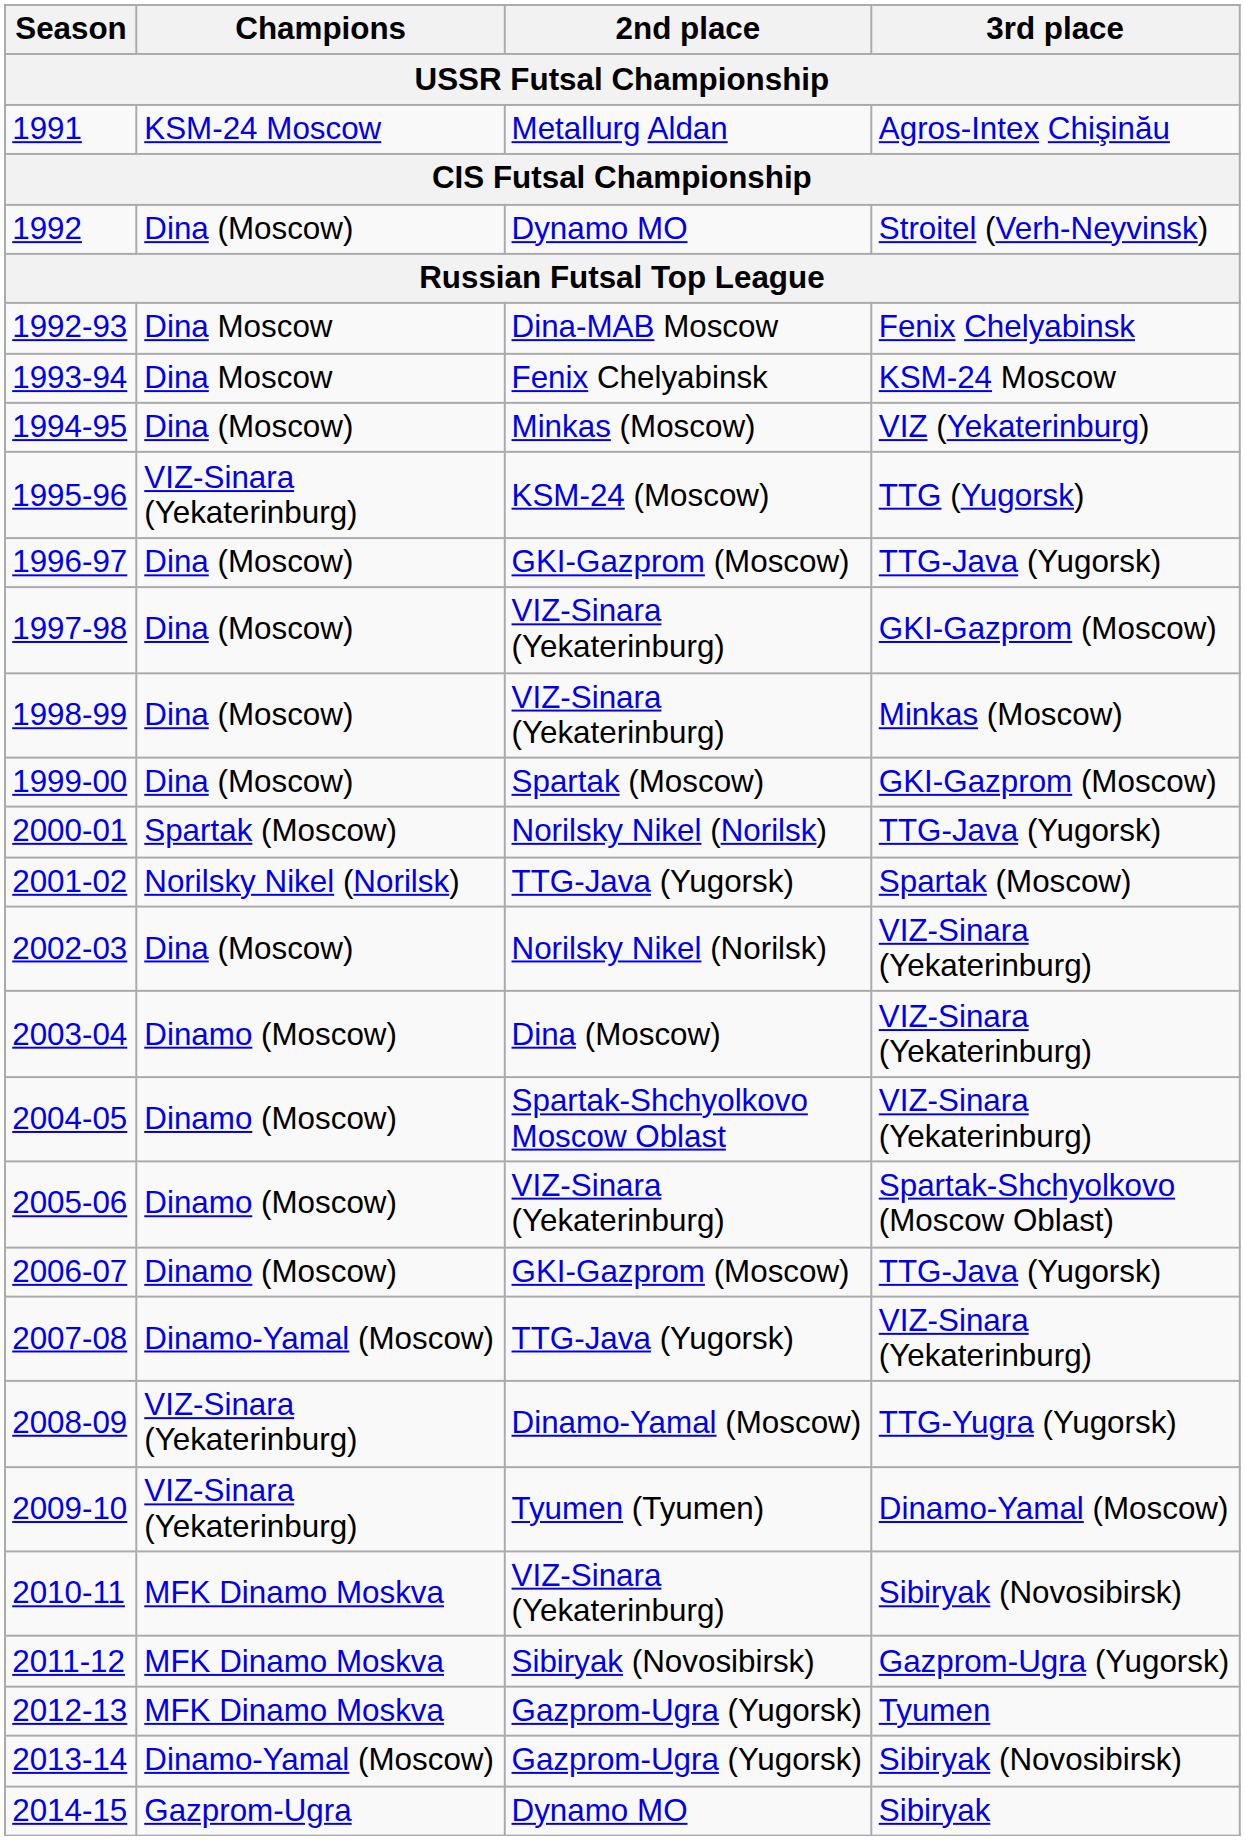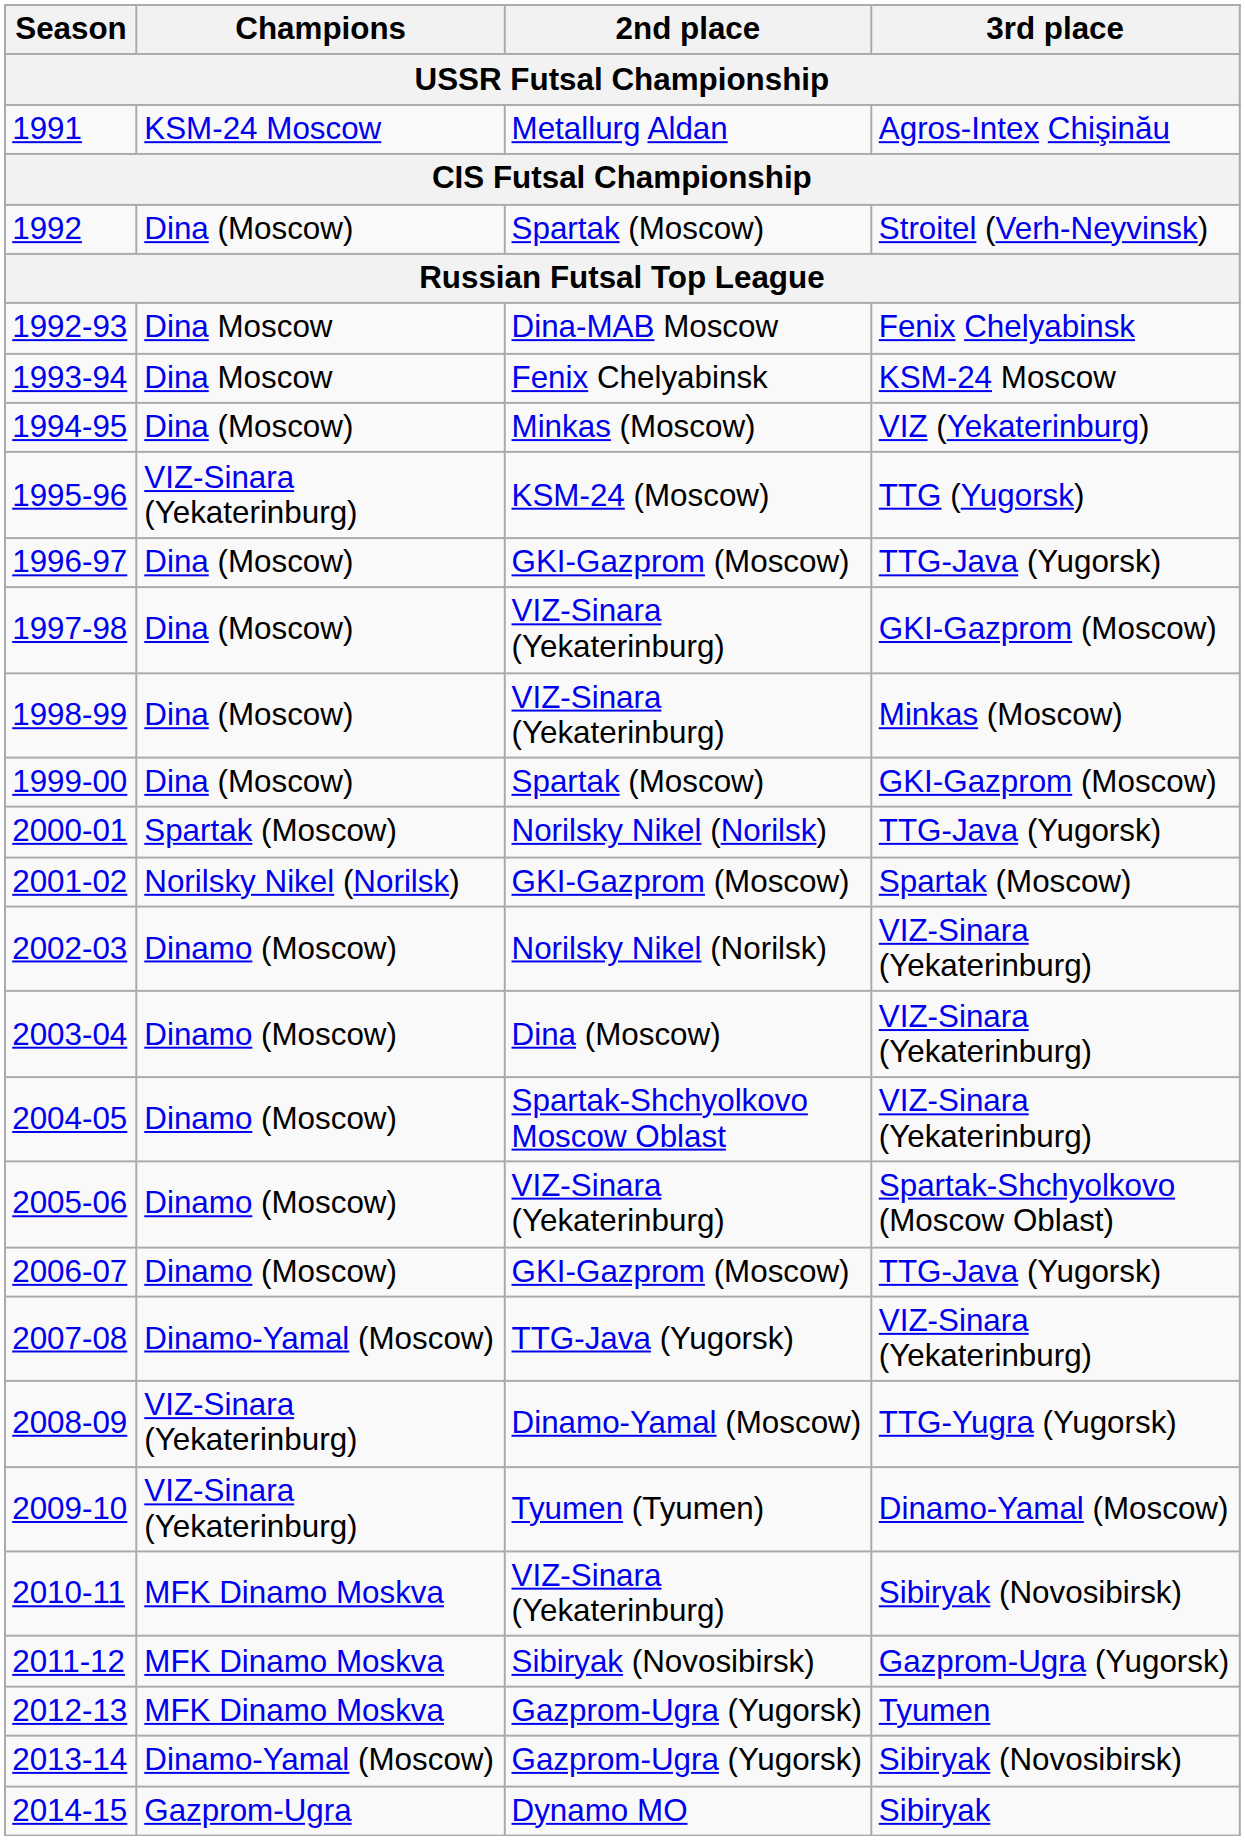(600, 228) Dynamo MO -> (638, 228) Spartak (Moscow)
(653, 881) TTG-Java (Yugorsk) -> (681, 881) GKI-Gazprom (Moscow)
(249, 948) Dina (Moscow) -> (271, 948) Dinamo (Moscow)
